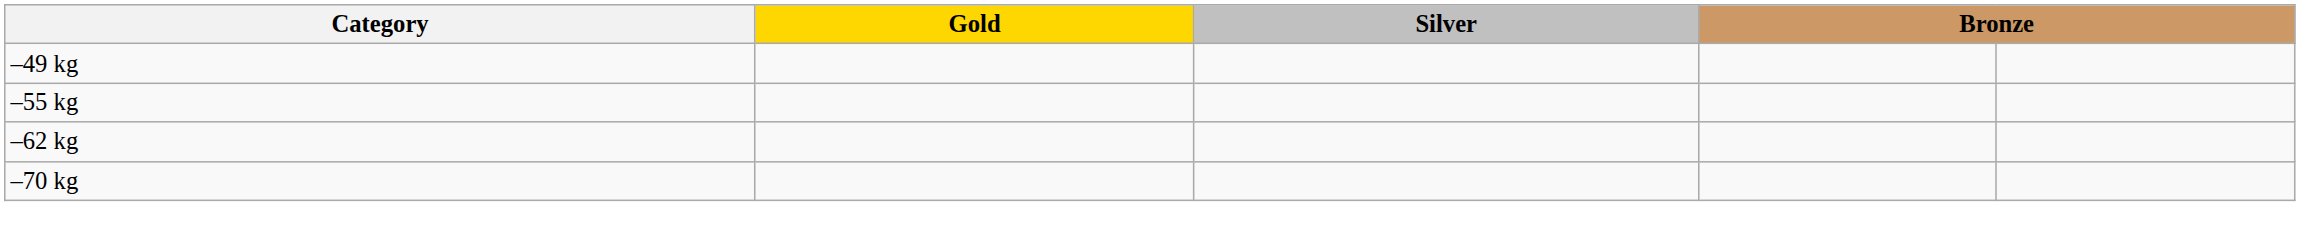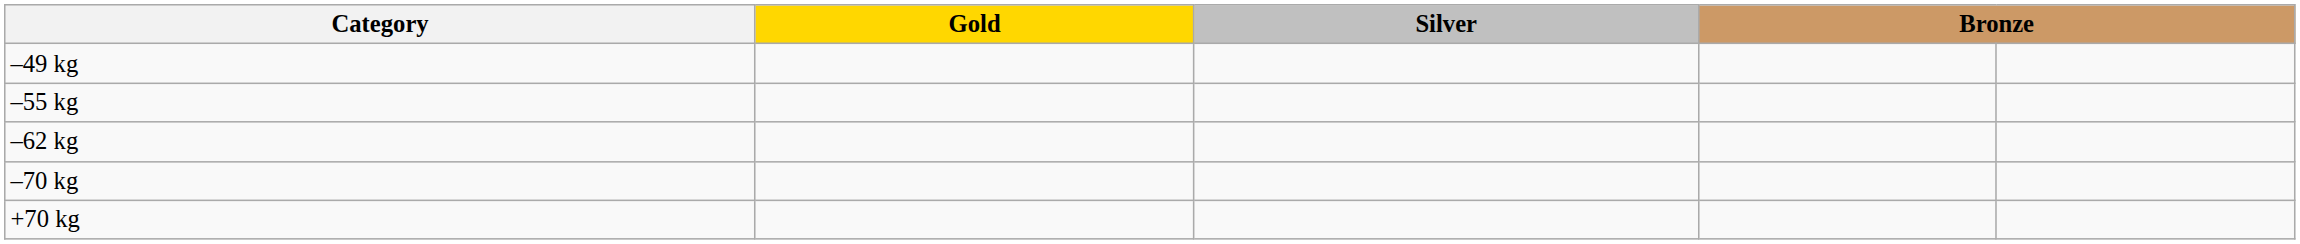+ row: (45, 219)
